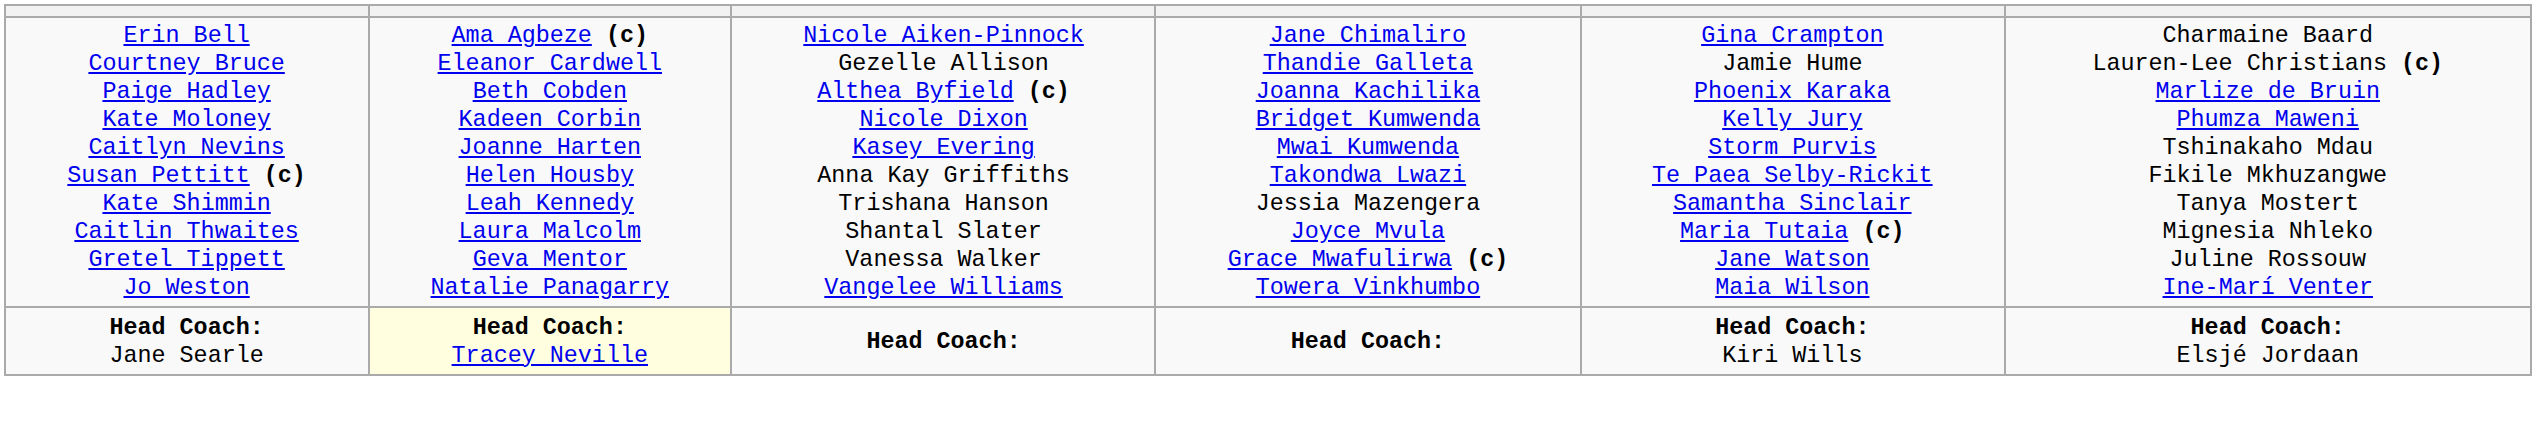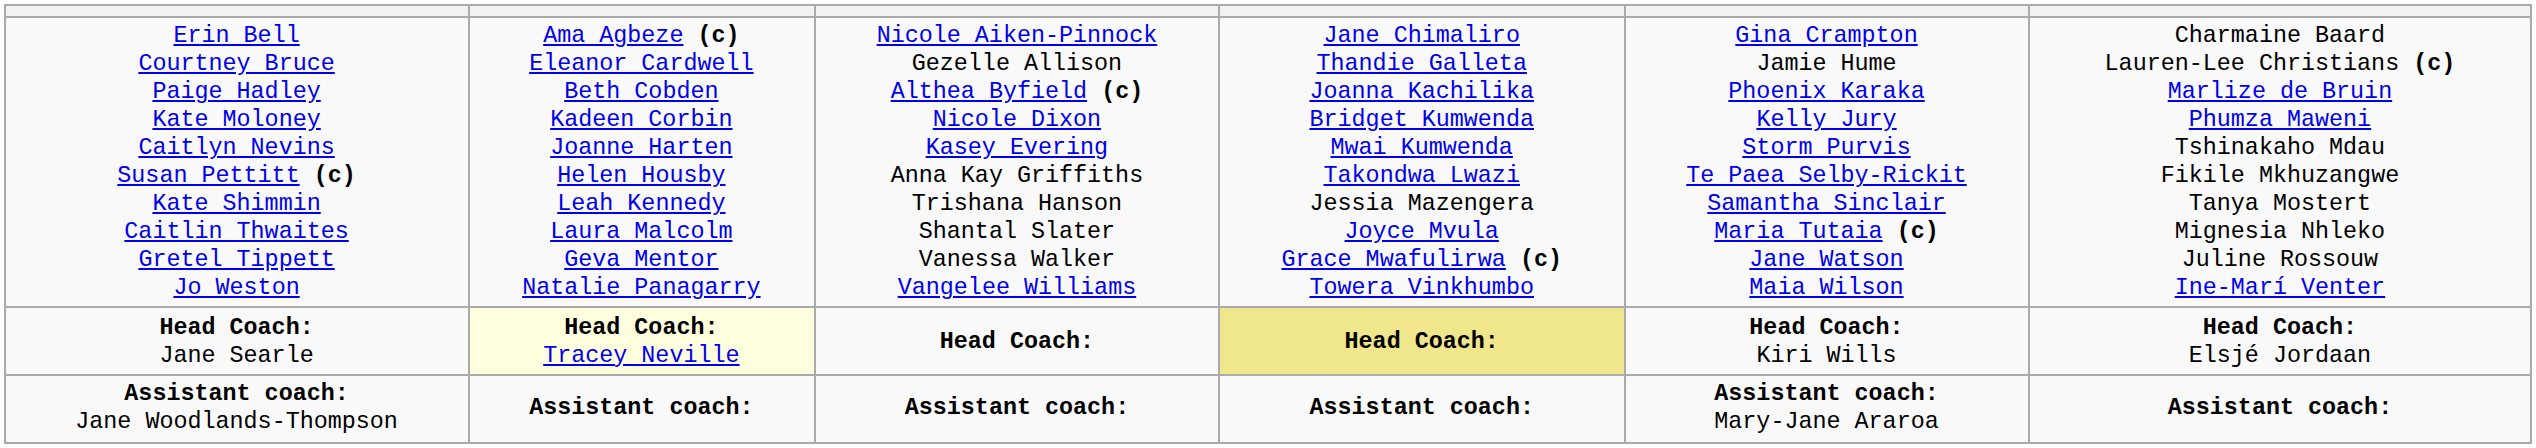(1368, 341) no background -> (1422, 341) khaki background
+ row: (237, 408)
